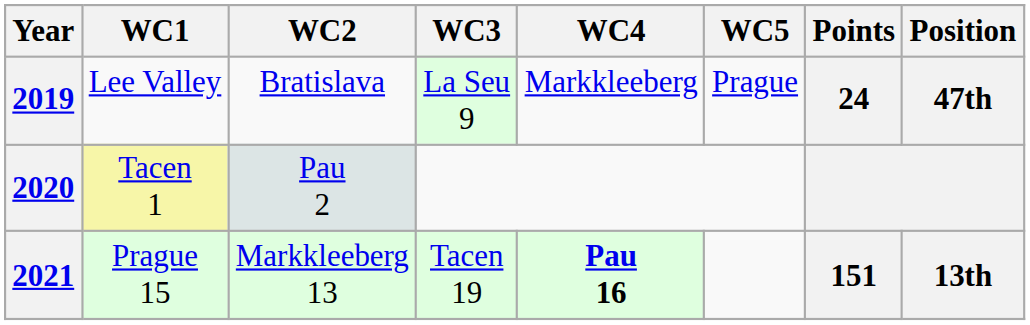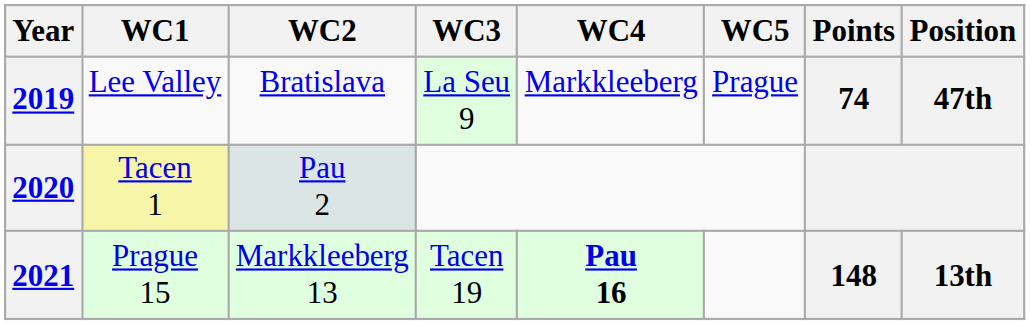(854, 99) 24 -> (854, 99) 74
(854, 274) 151 -> (854, 274) 148
